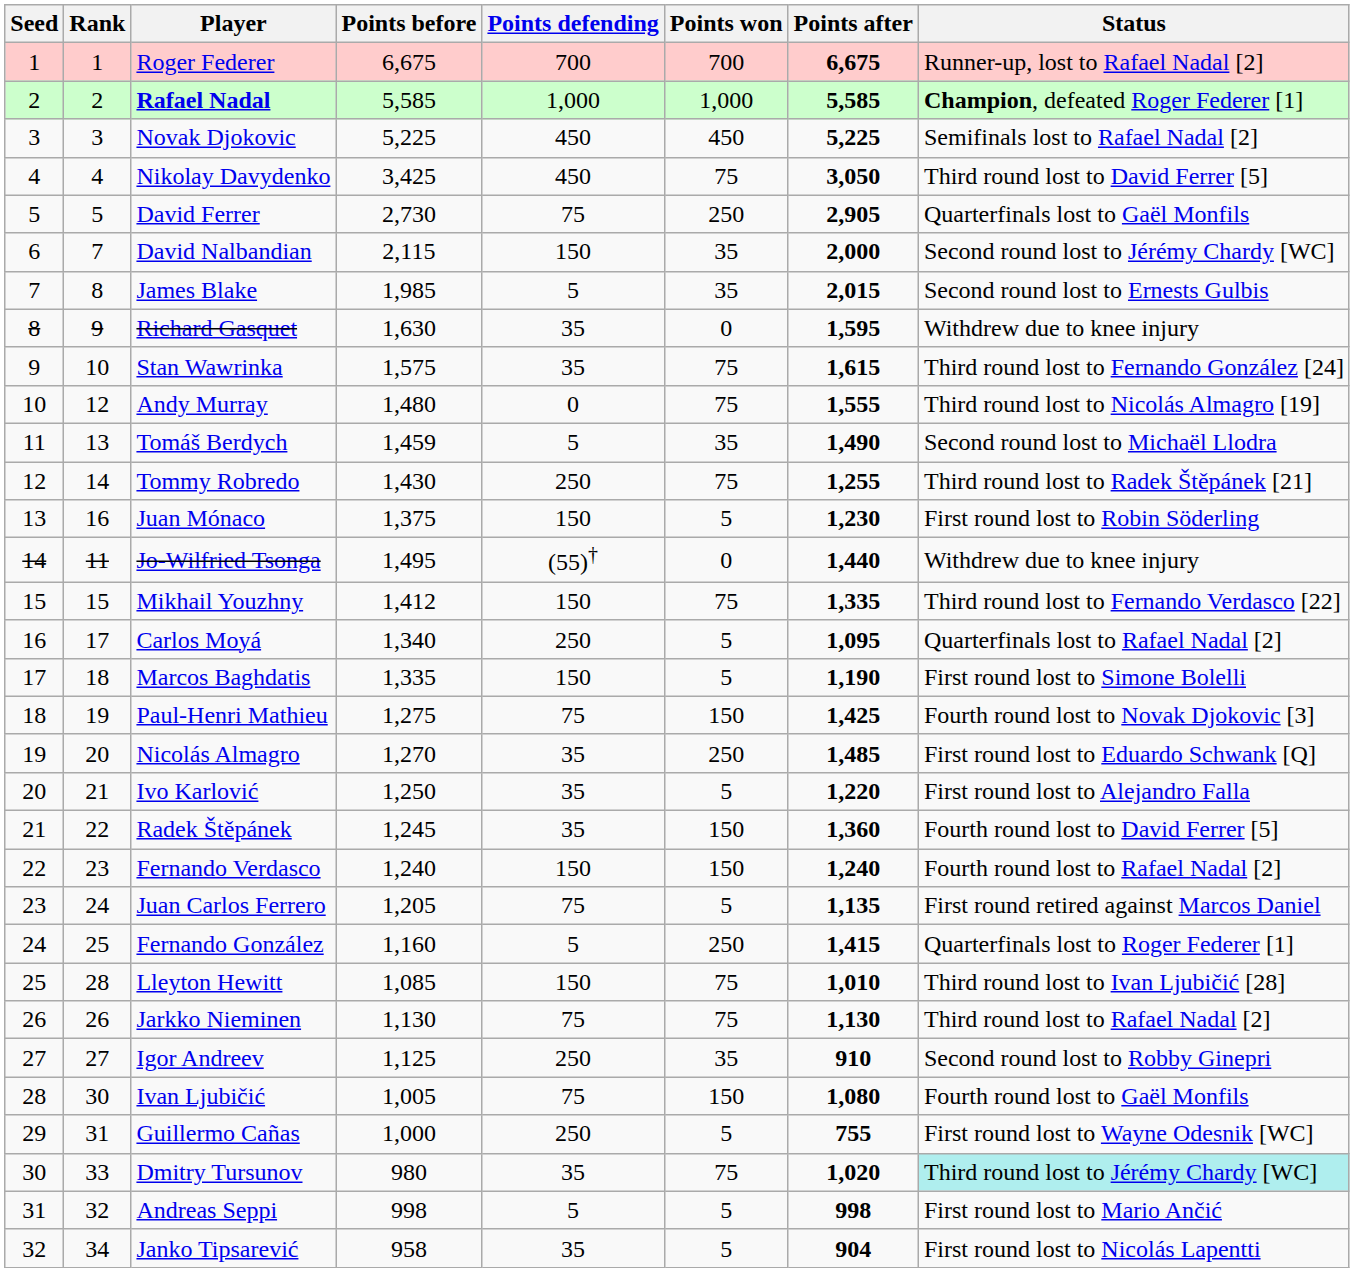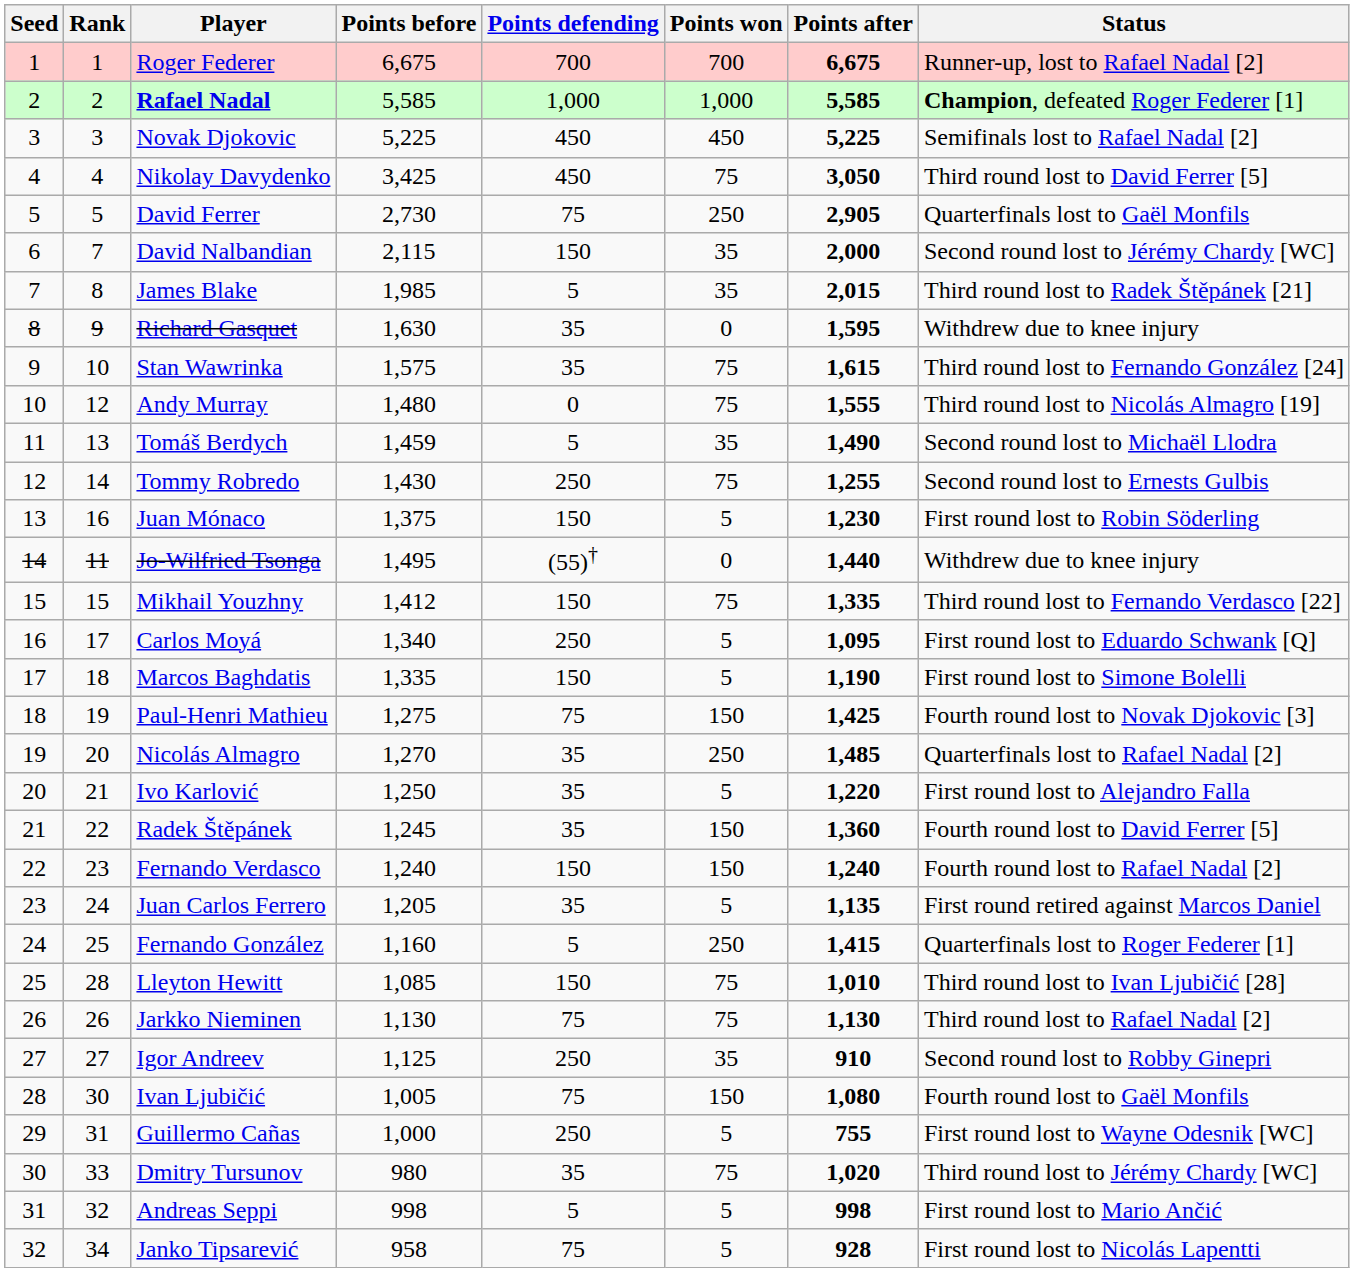(1096, 289) Second round lost to Ernests Gulbis -> (1118, 289) Third round lost to Radek Štěpánek [21]
(1118, 480) Third round lost to Radek Štěpánek [21] -> (1096, 480) Second round lost to Ernests Gulbis
(1103, 639) Quarterfinals lost to Rafael Nadal [2] -> (1120, 639) First round lost to Eduardo Schwank [Q]
(1120, 753) First round lost to Eduardo Schwank [Q] -> (1103, 753) Quarterfinals lost to Rafael Nadal [2]
(573, 905) 75 -> (573, 905) 35
(1121, 1171) paleturquoise background -> (1121, 1171) no background
(573, 1248) 35 -> (573, 1248) 75
(853, 1248) 904 -> (853, 1248) 928
